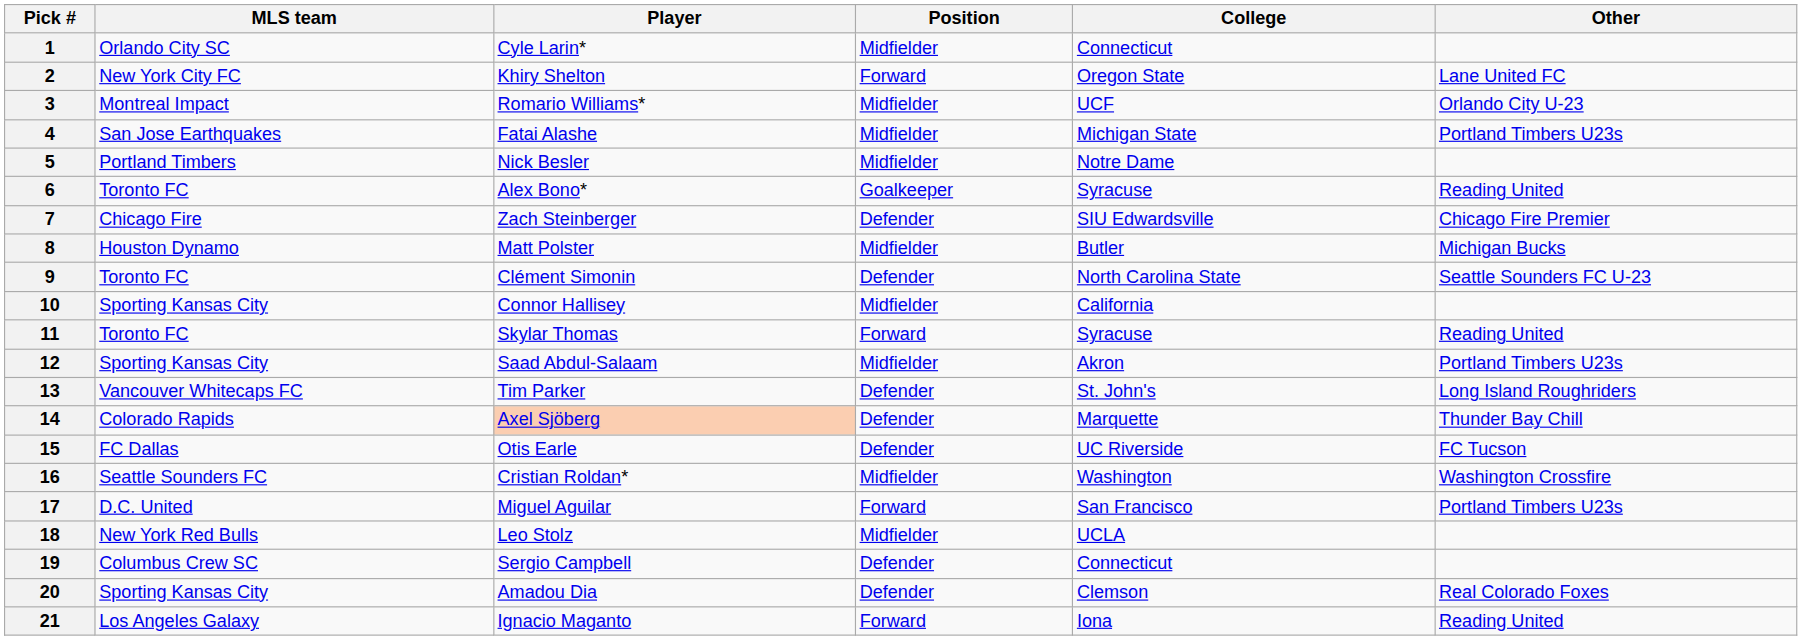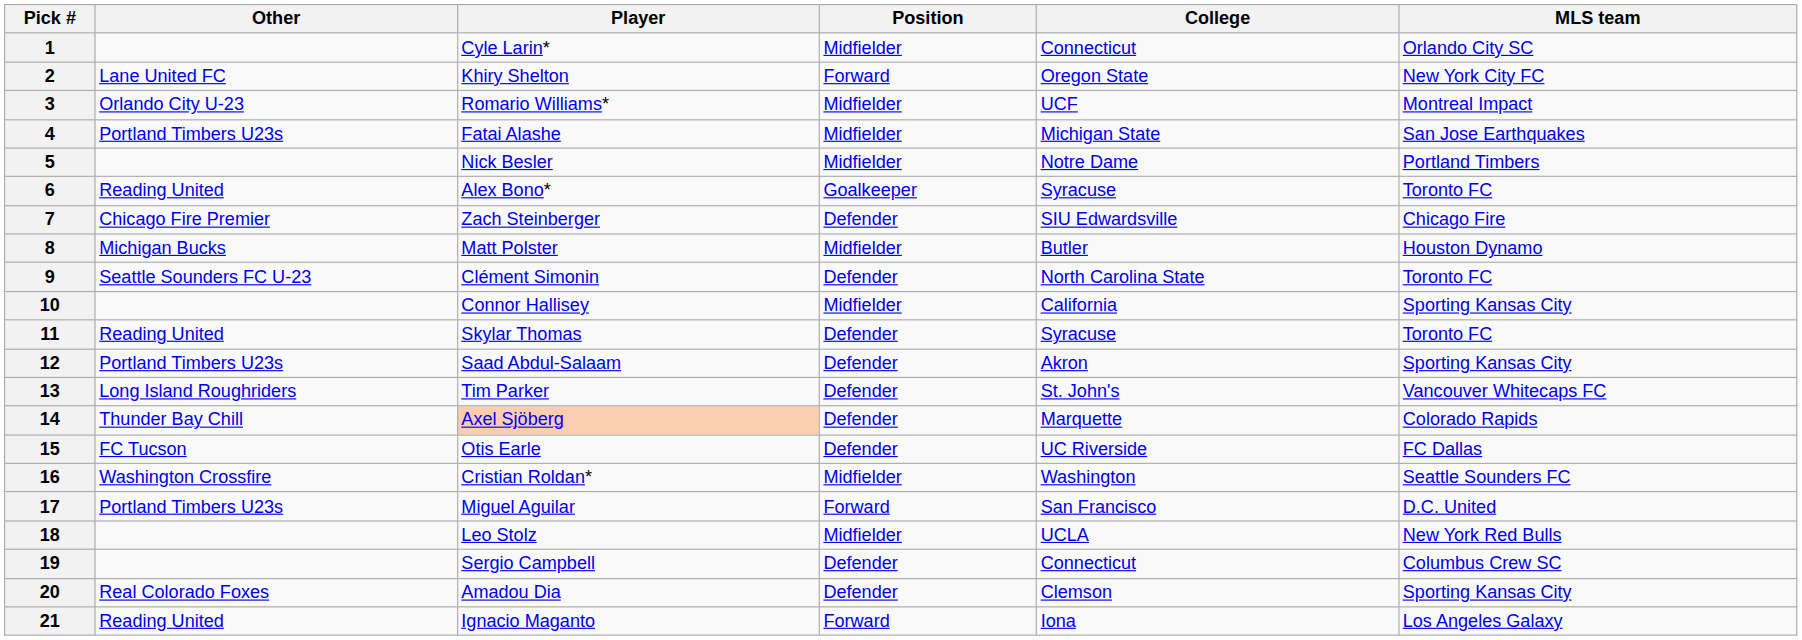columns swapped: (294, 18) <-> (1616, 18)
(893, 334) Forward -> (861, 334) Defender
(899, 362) Midfielder -> (861, 362) Defender
